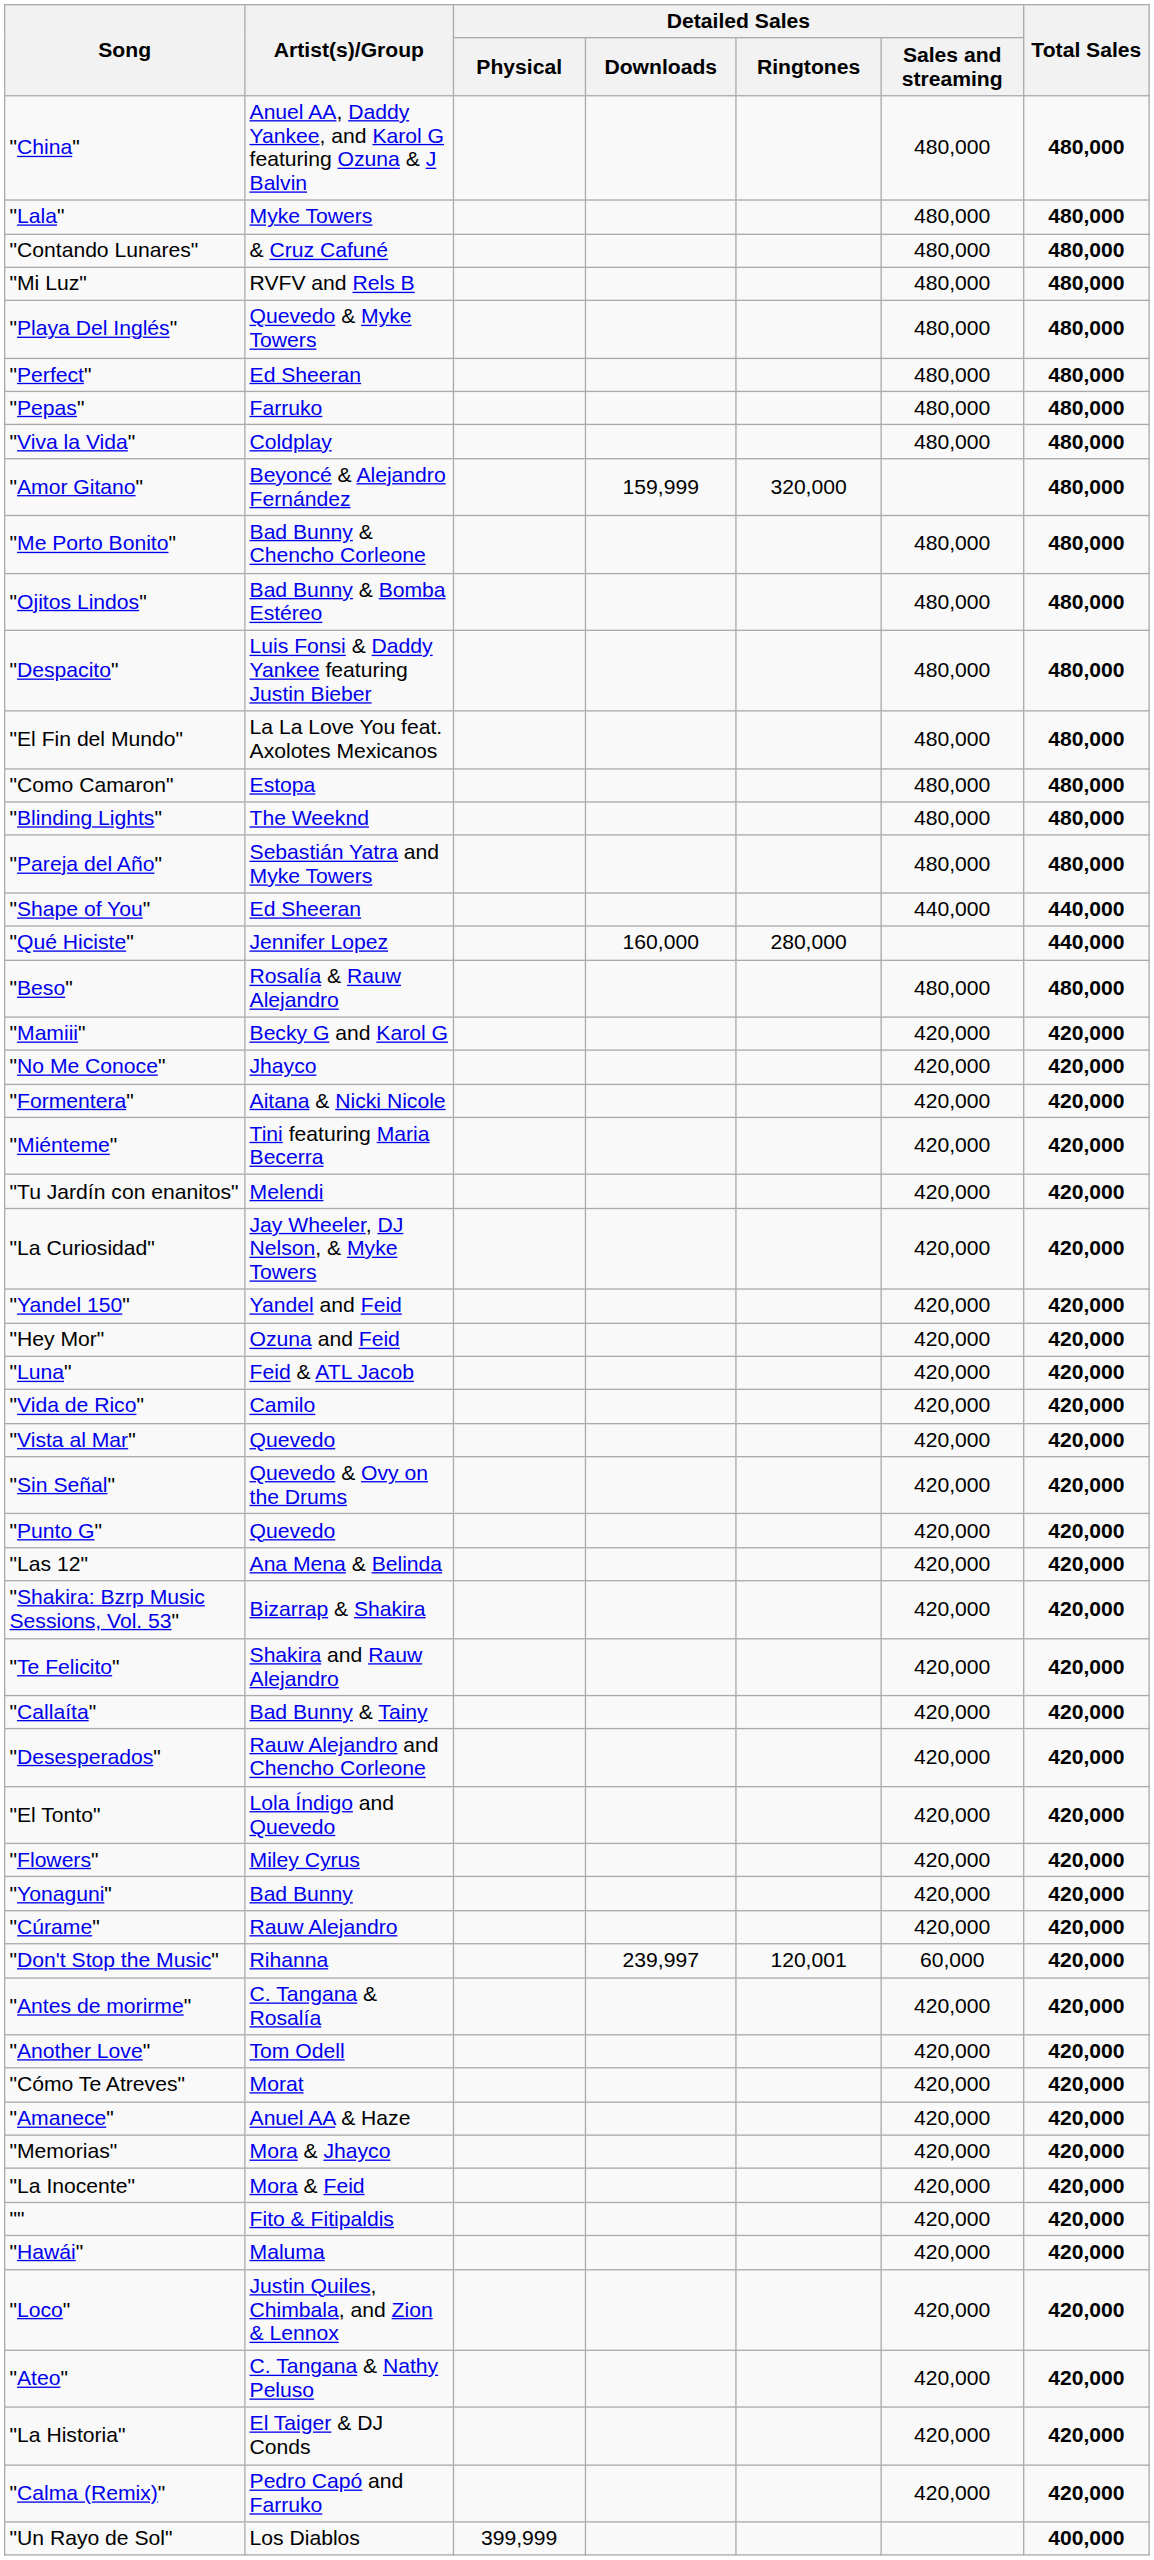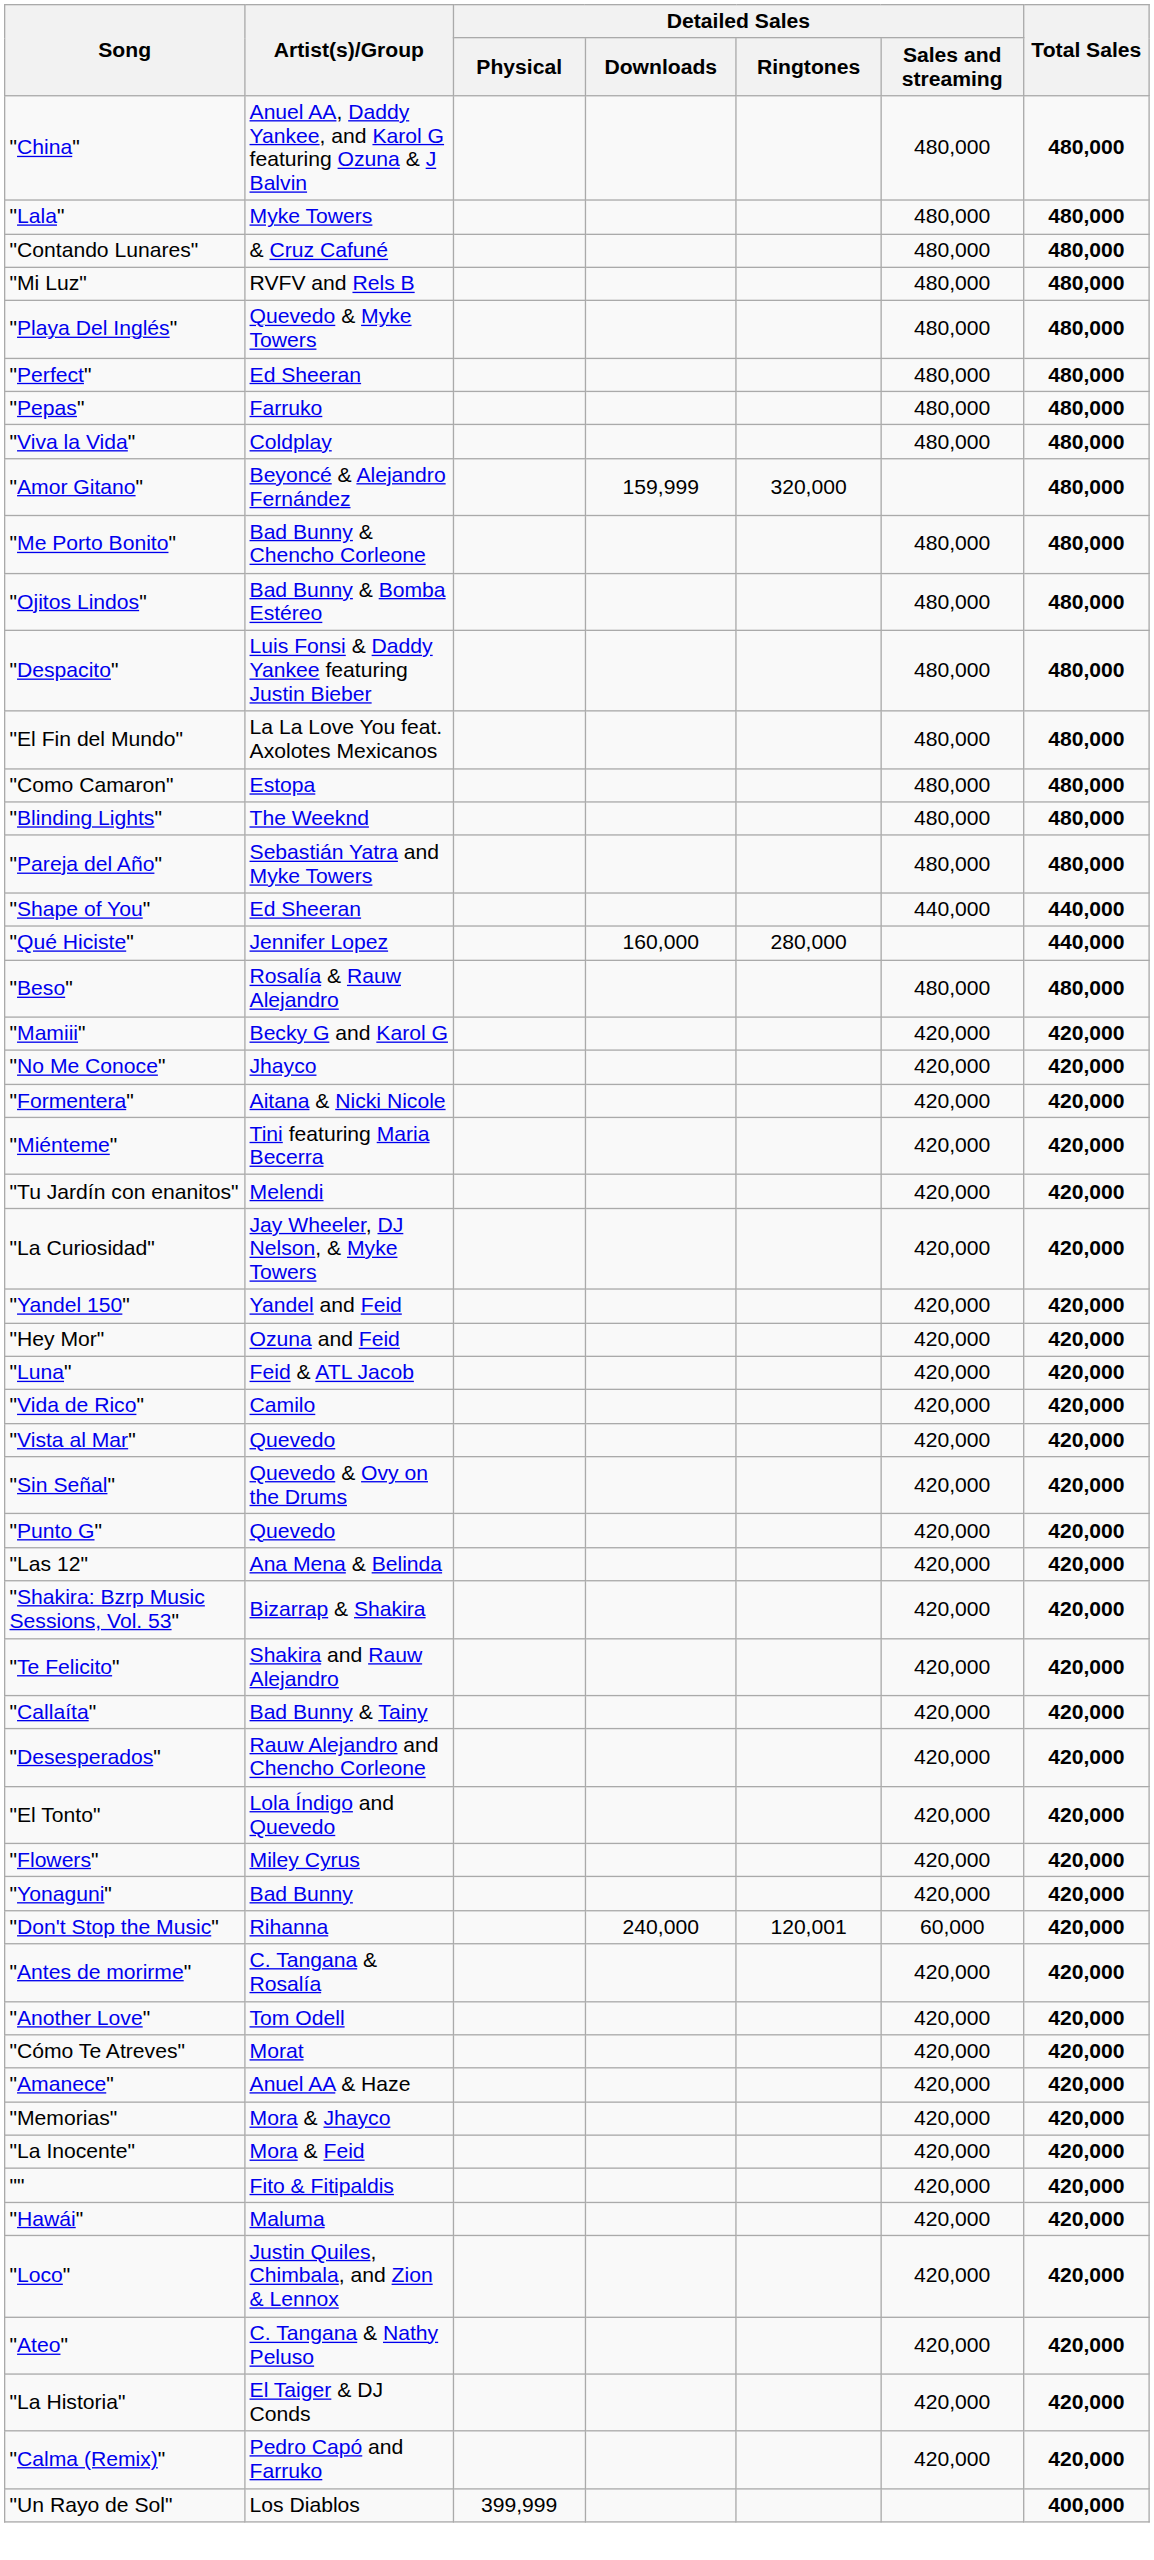- row: (55, 1926)
(661, 1960) 239,997 -> (661, 1926) 240,000
